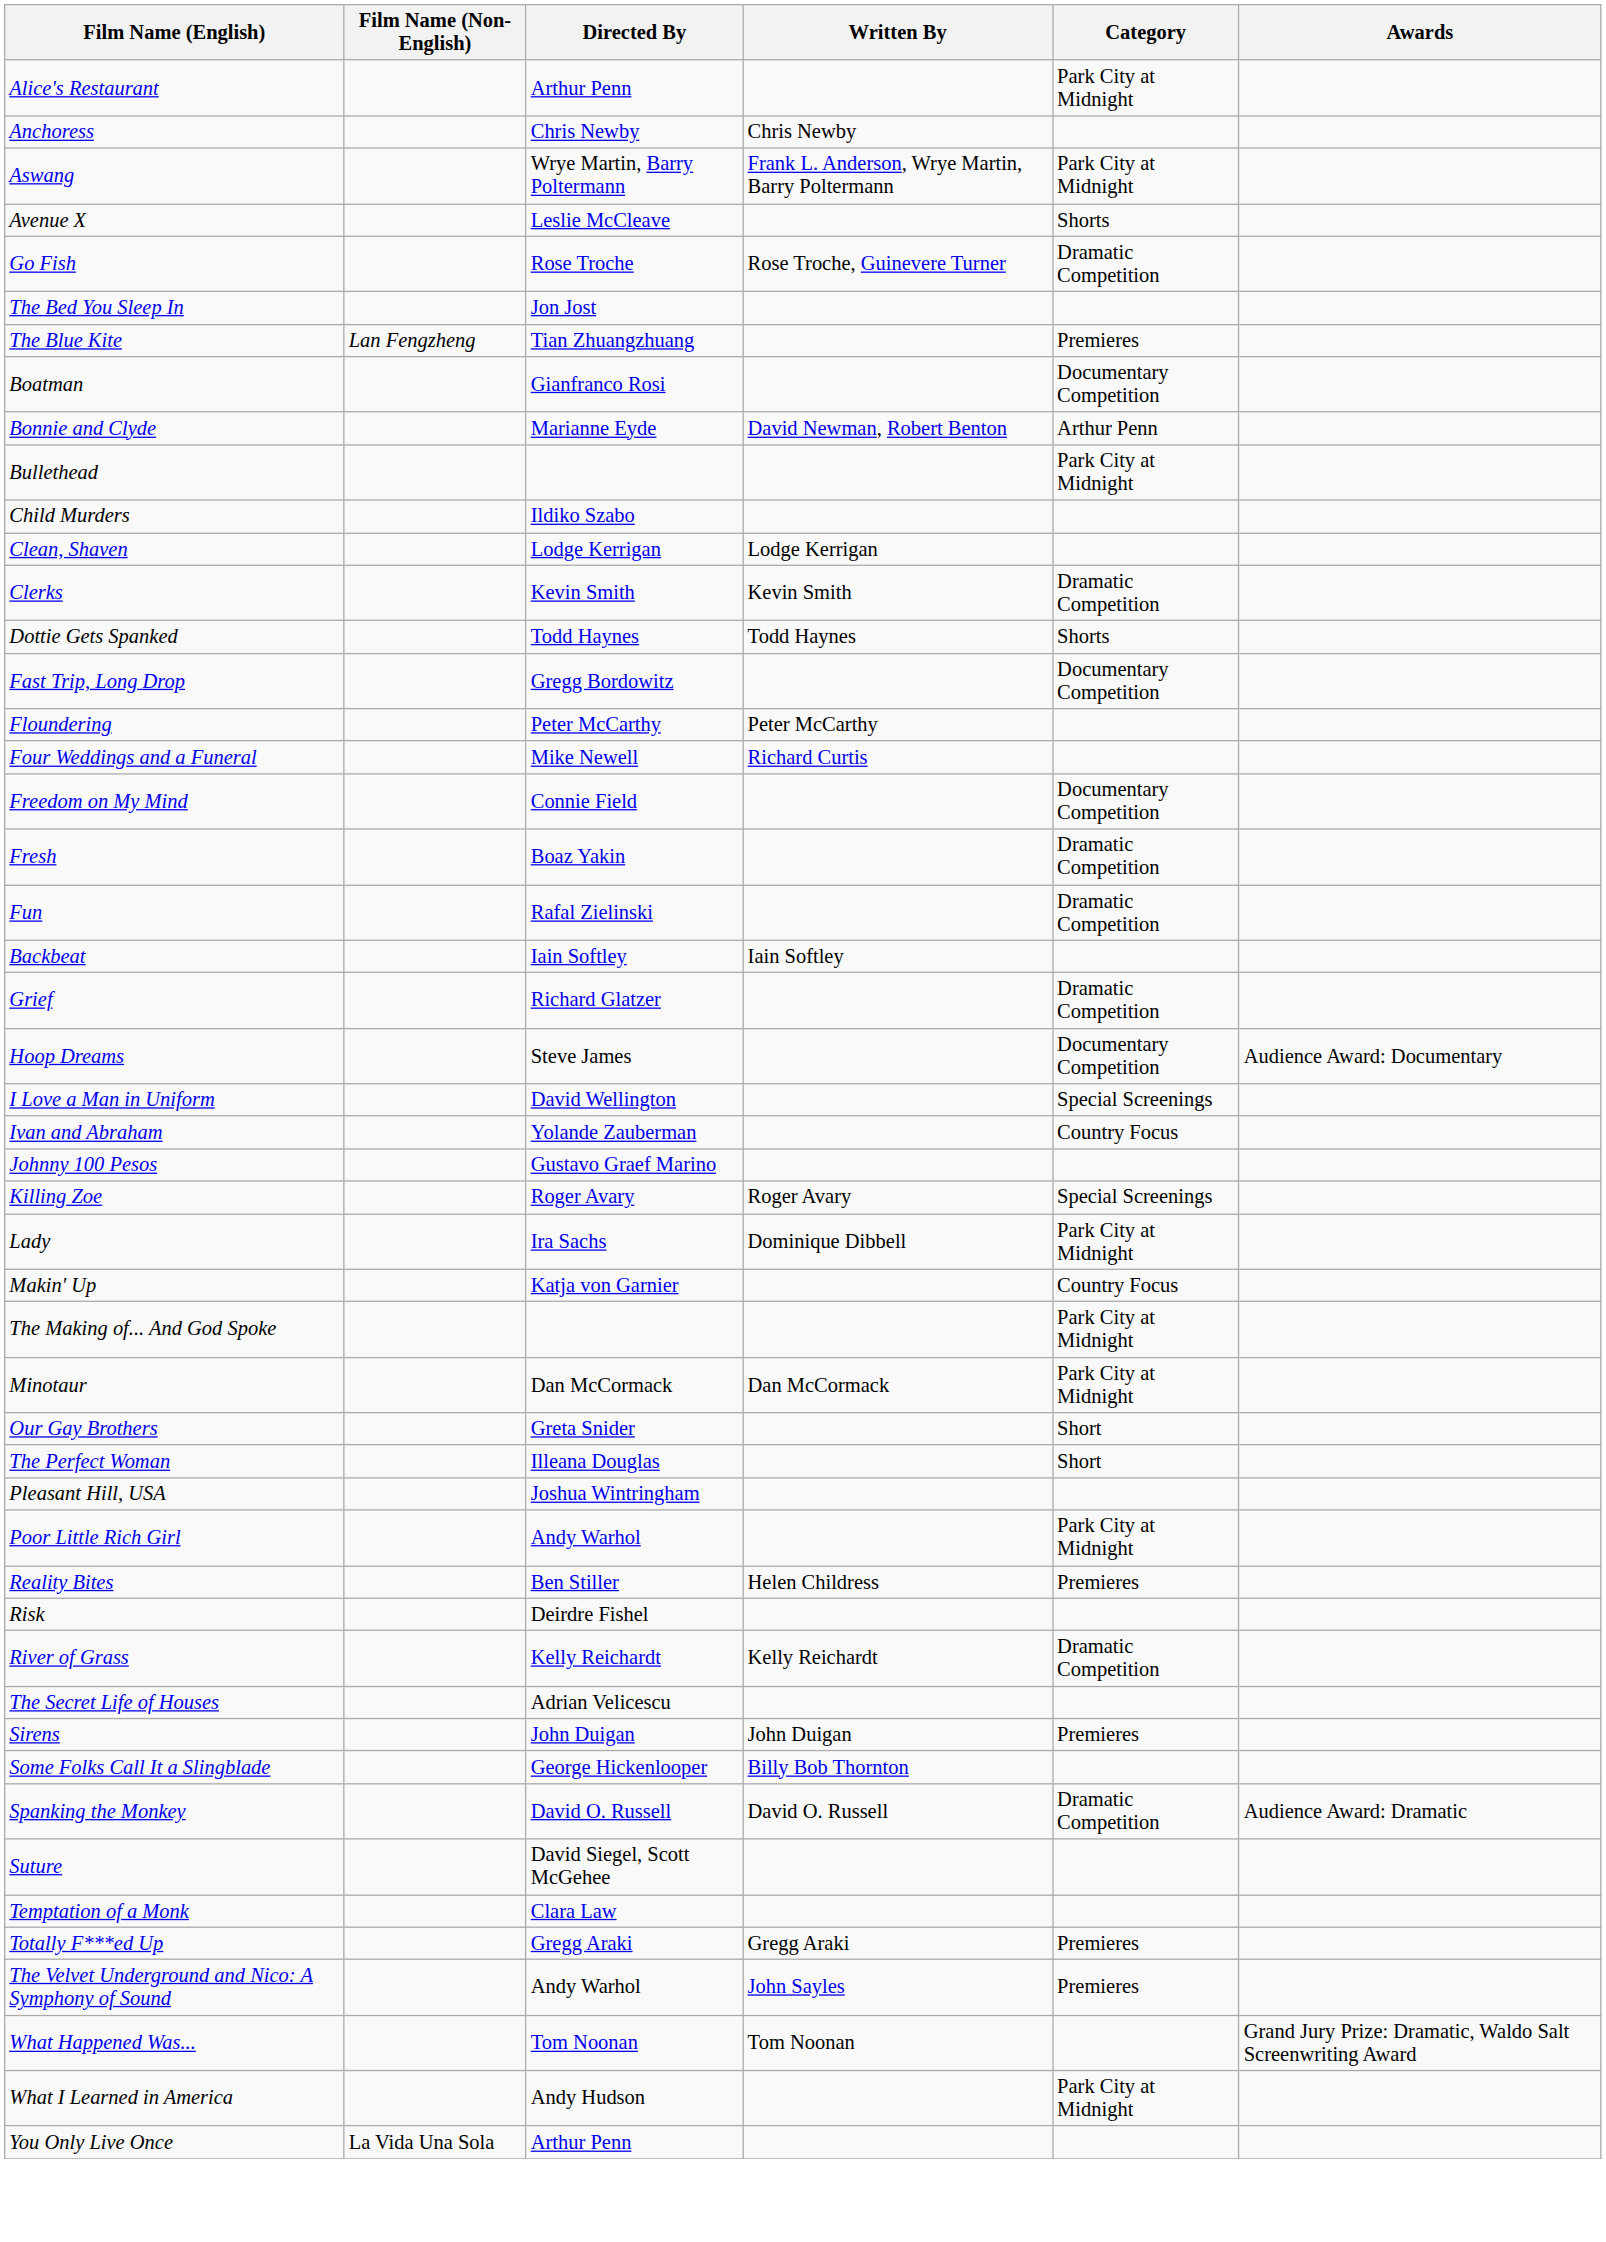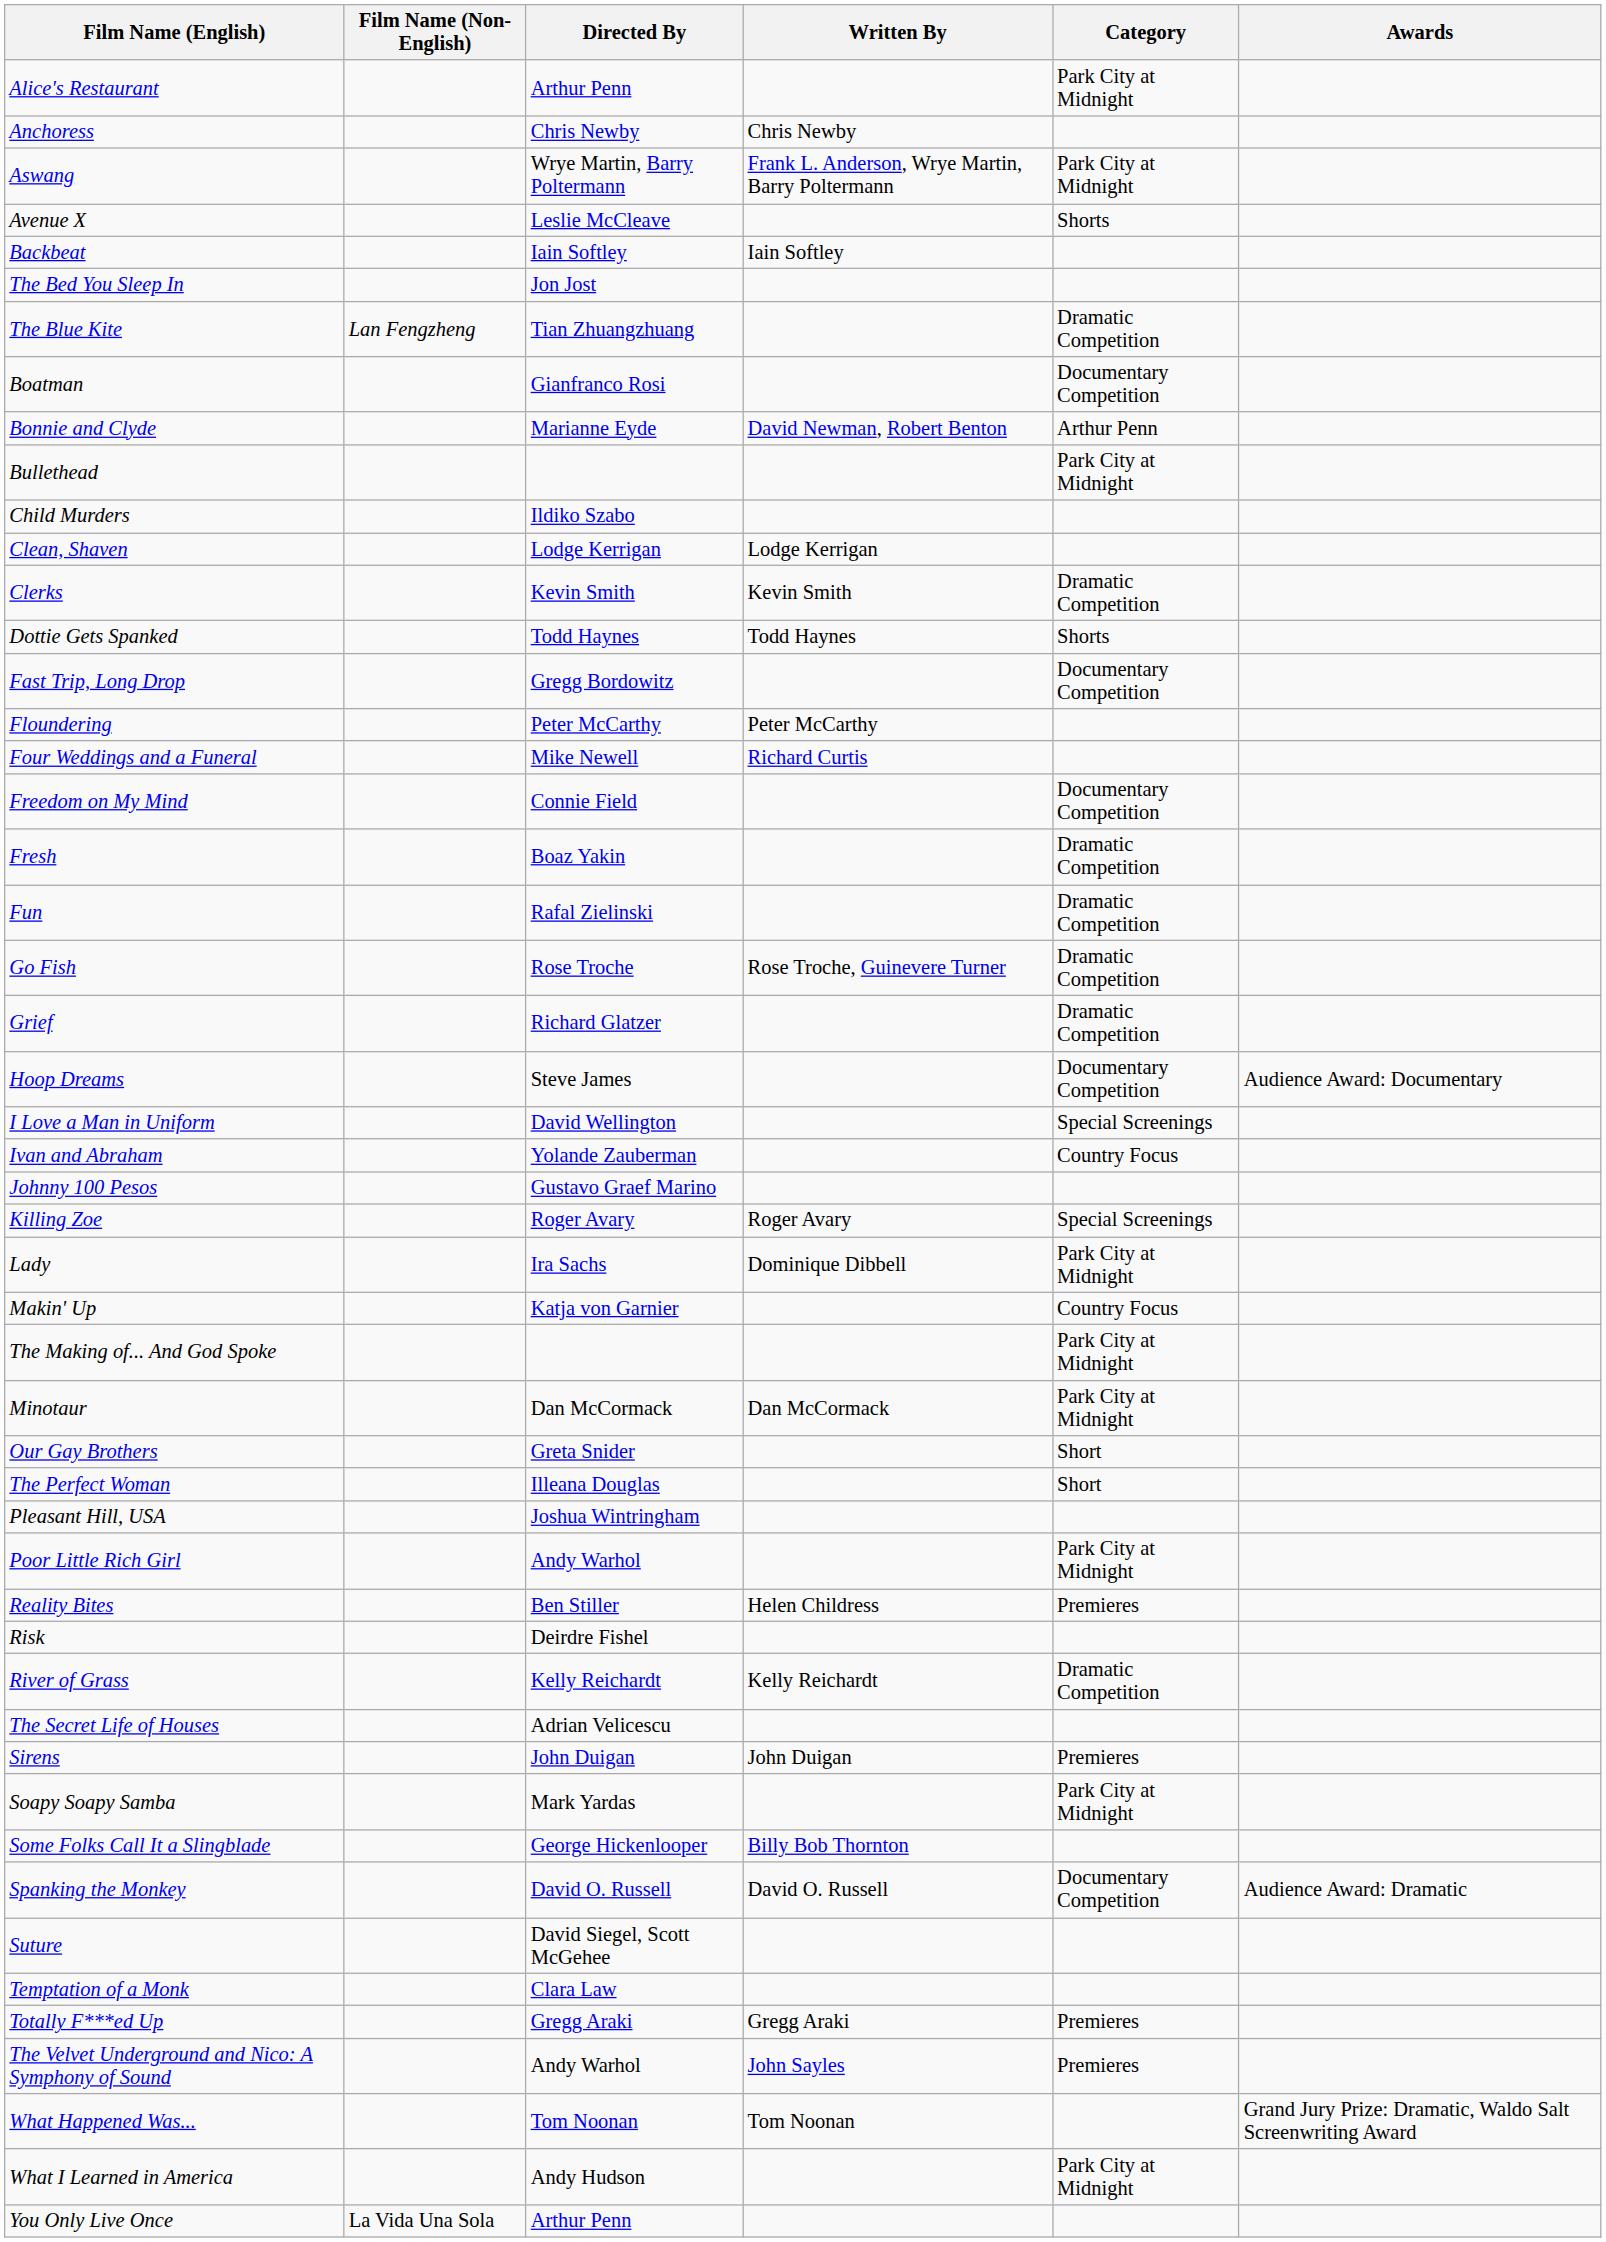rows swapped: (47, 956) <-> (43, 263)
(1098, 340) Premieres -> (1108, 328) Dramatic Competition
+ row: (92, 1801)
(1108, 1811) Dramatic Competition -> (1113, 1889) Documentary Competition
